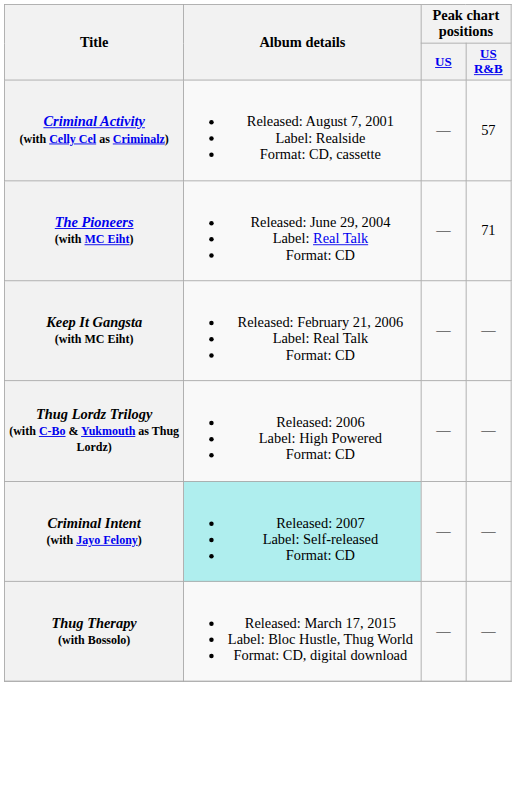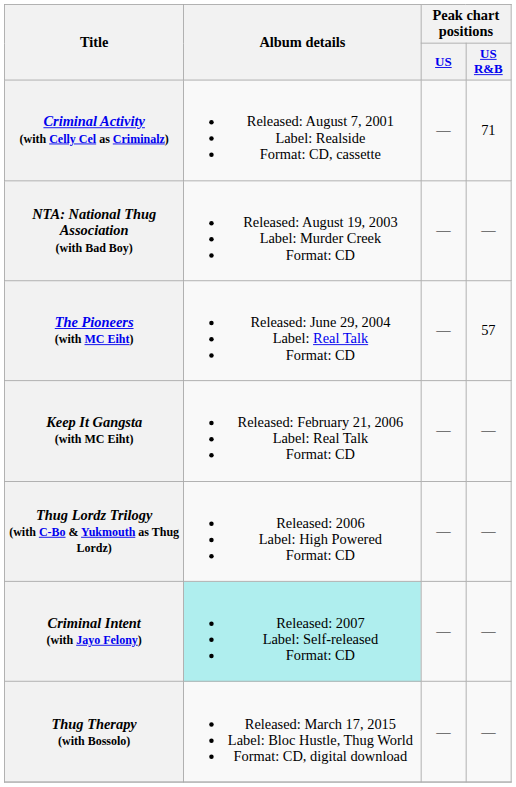(488, 130) 57 -> (488, 130) 71
+ row: (94, 230)
(488, 230) 71 -> (488, 330) 57
